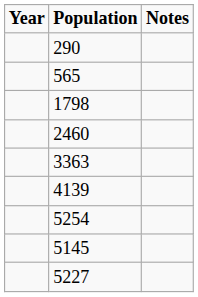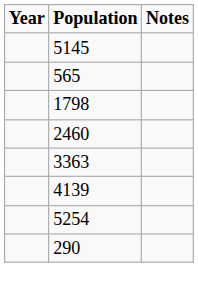rows swapped: (67, 47) <-> (71, 248)
- row: (71, 276)
